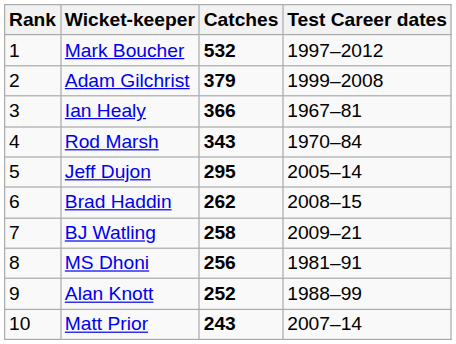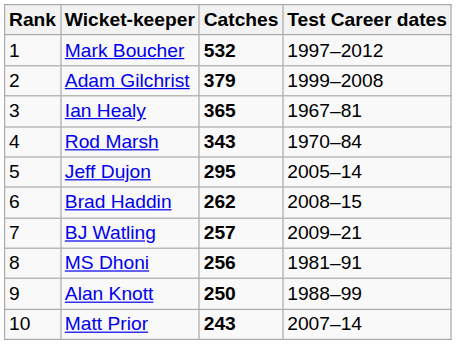(220, 111) 366 -> (220, 111) 365
(220, 232) 258 -> (220, 232) 257
(220, 293) 252 -> (220, 293) 250
